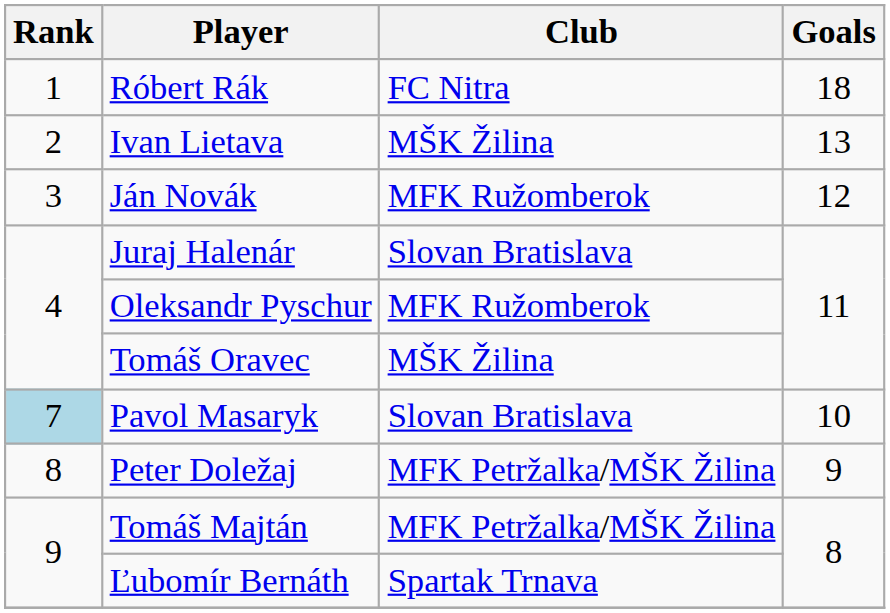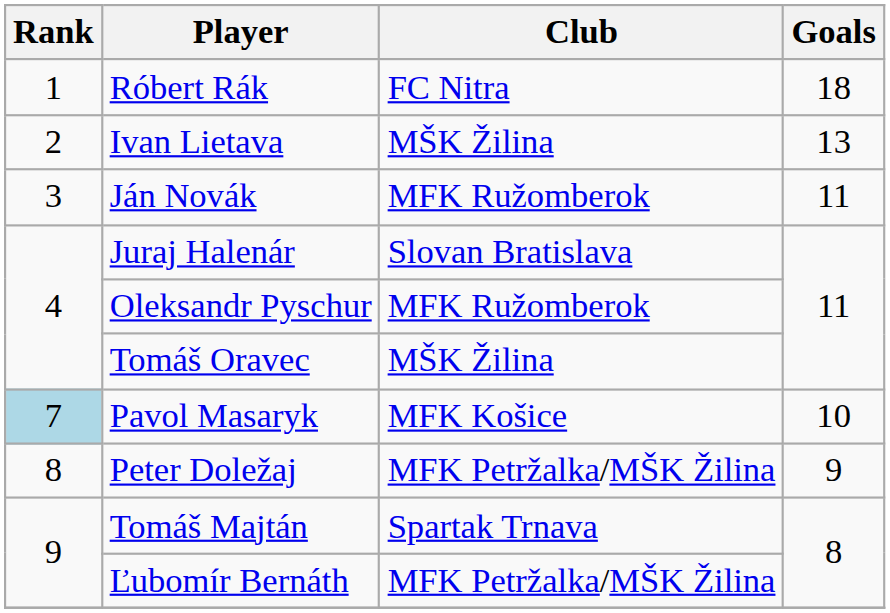(834, 196) 12 -> (834, 196) 11
(510, 415) Slovan Bratislava -> (477, 415) MFK Košice
(582, 525) MFK Petržalka/MŠK Žilina -> (493, 525) Spartak Trnava
(493, 580) Spartak Trnava -> (582, 580) MFK Petržalka/MŠK Žilina
